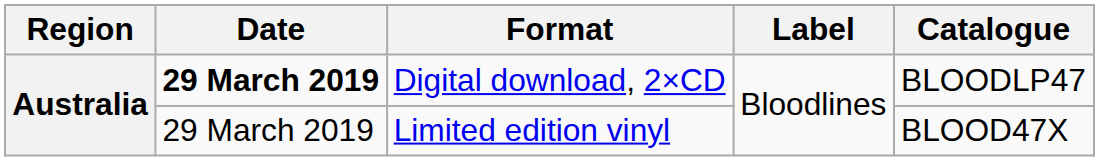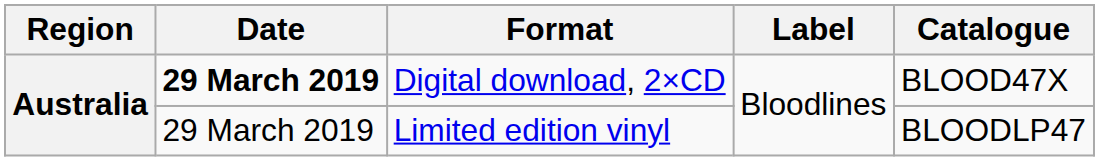(993, 79) BLOODLP47 -> (985, 79) BLOOD47X
(985, 130) BLOOD47X -> (993, 130) BLOODLP47
